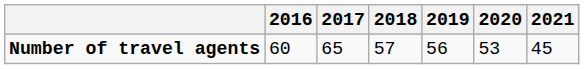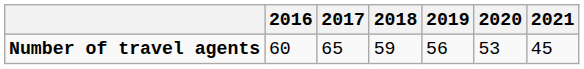(385, 49) 57 -> (385, 49) 59
